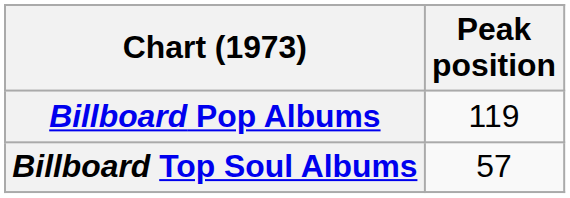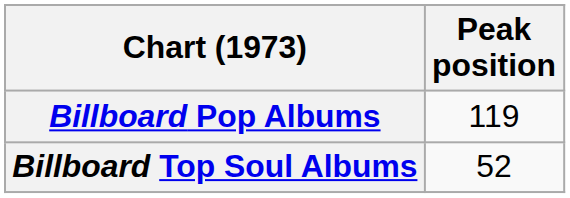(494, 166) 57 -> (494, 166) 52
